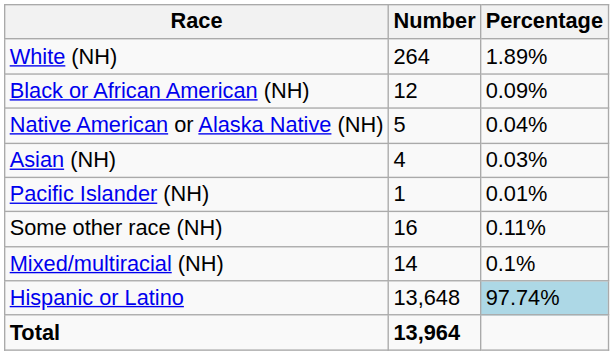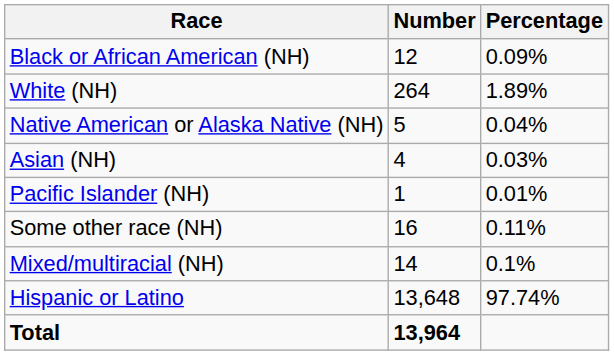rows swapped: (64, 56) <-> (160, 90)
(523, 297) lightblue background -> (523, 297) no background
